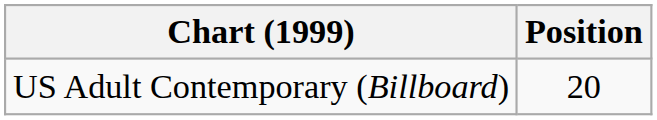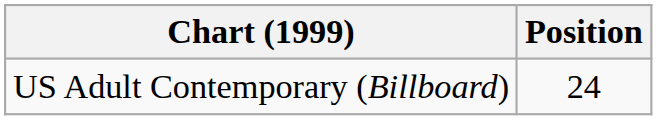(584, 85) 20 -> (584, 85) 24
